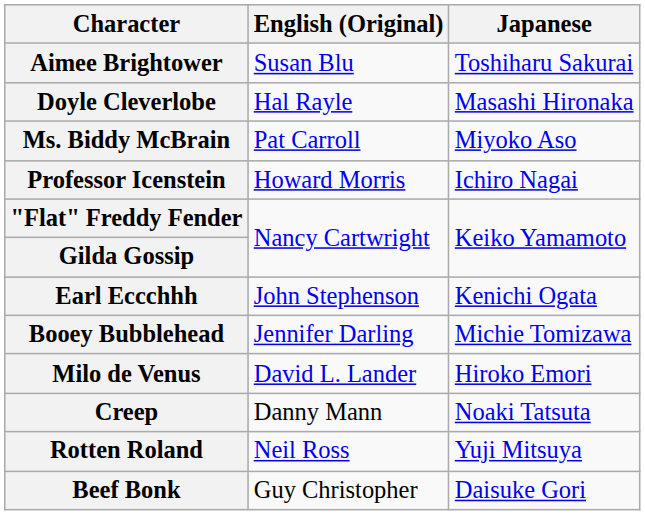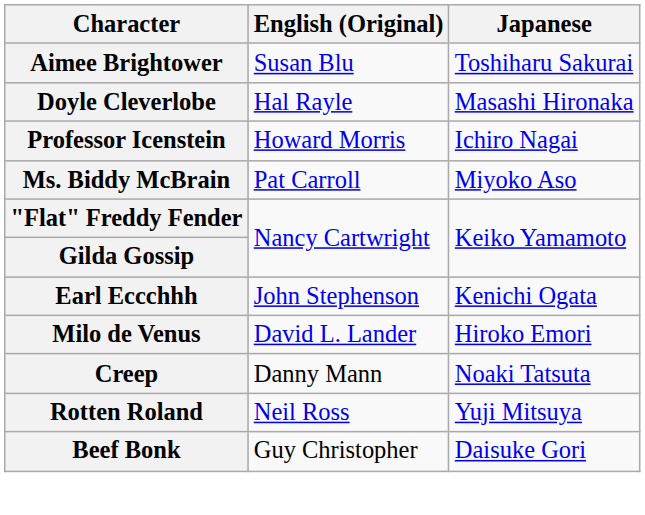rows swapped: (126, 179) <-> (126, 140)
- row: (126, 334)
